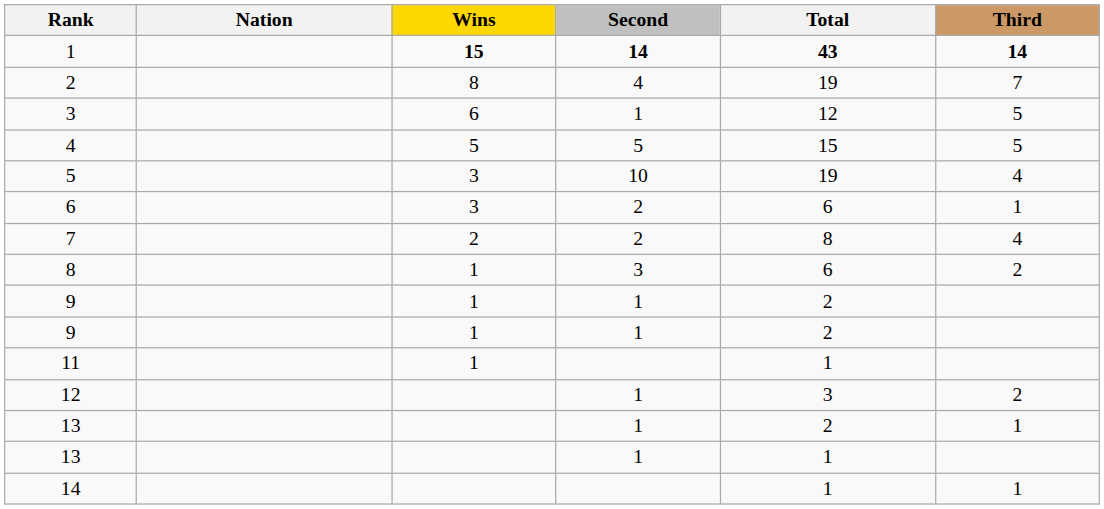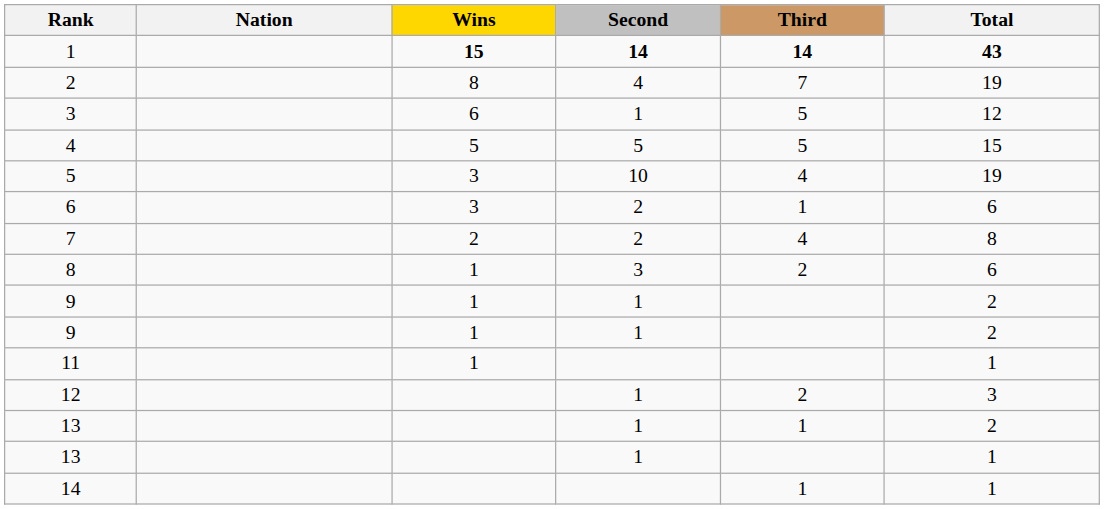columns swapped: (1017, 20) <-> (828, 20)
